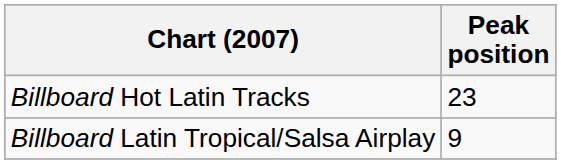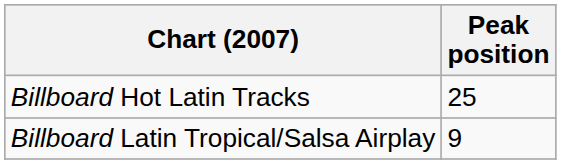(462, 96) 23 -> (462, 96) 25
